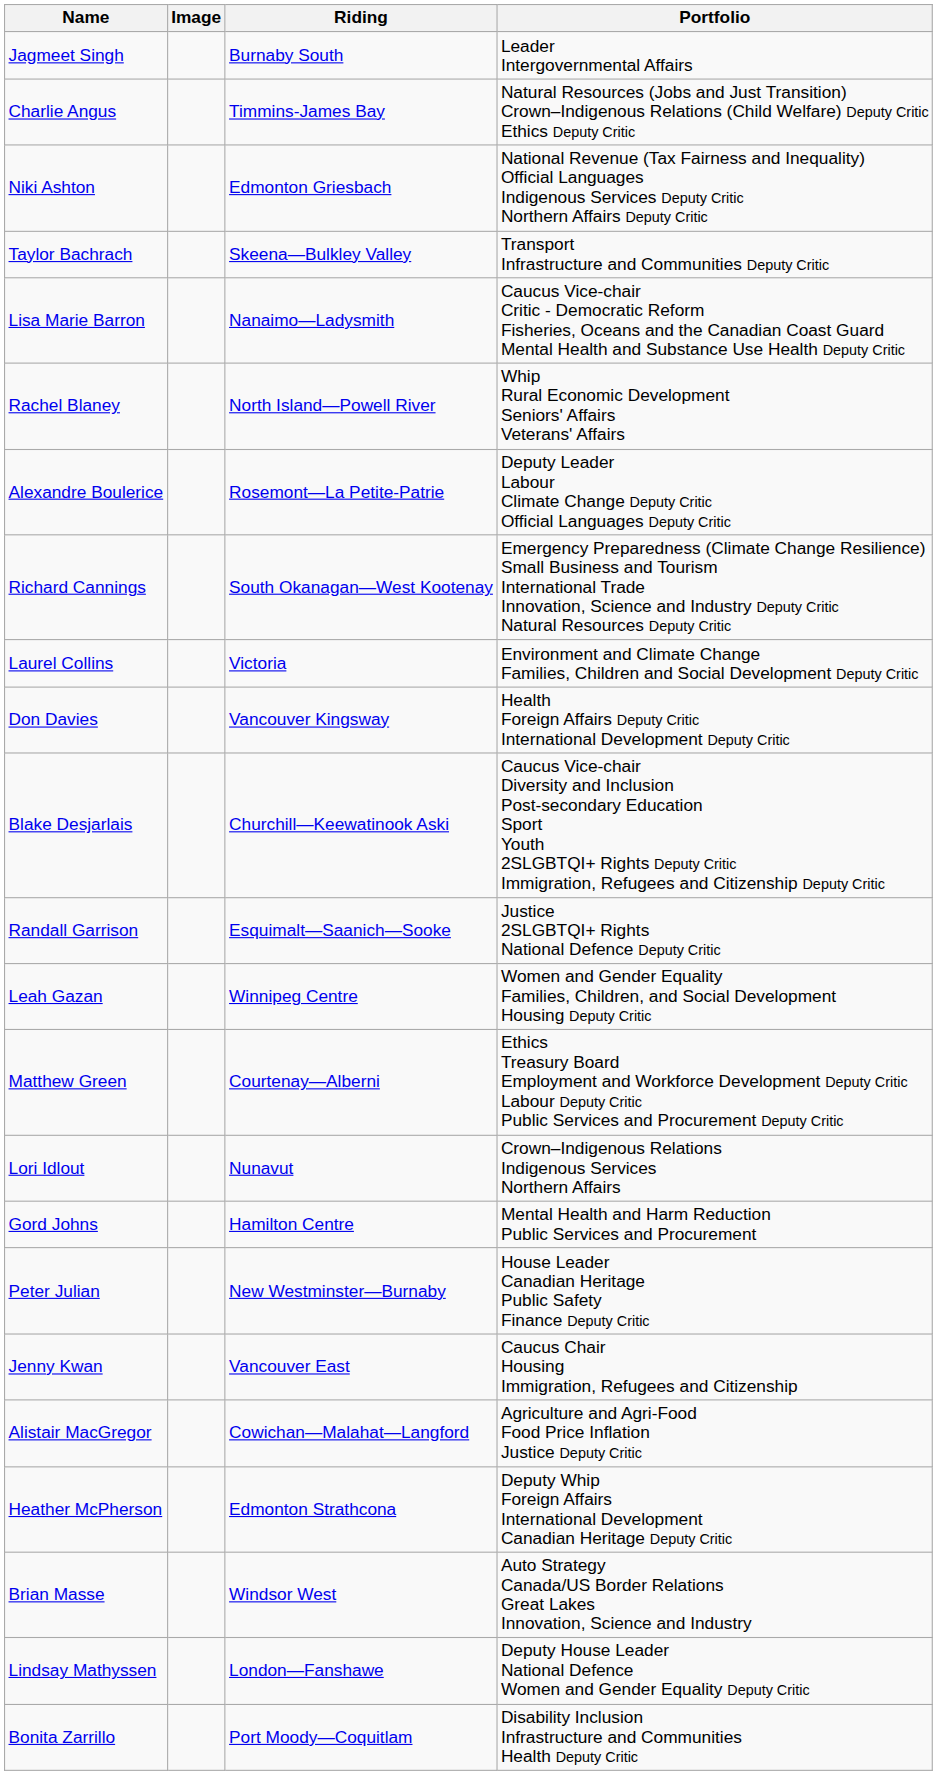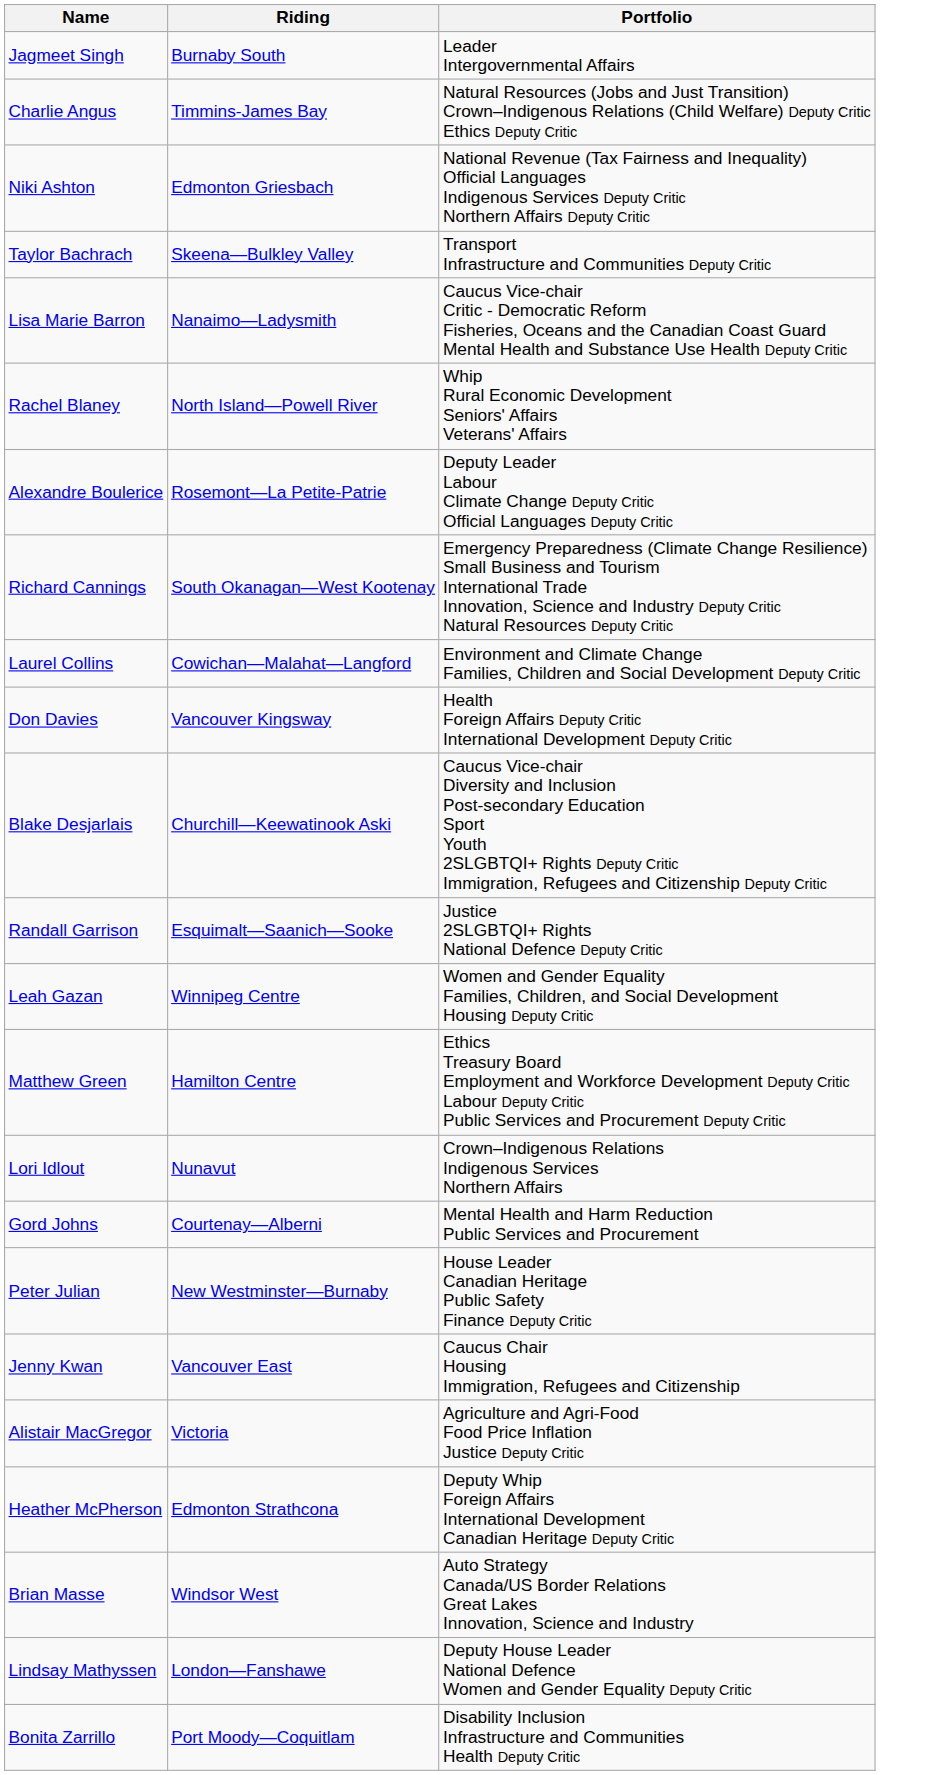- column: (196, 18)
(258, 663) Victoria -> (291, 663) Cowichan—Malahat—Langford
(304, 1082) Courtenay—Alberni -> (234, 1082) Hamilton Centre
(291, 1224) Hamilton Centre -> (247, 1224) Courtenay—Alberni
(349, 1433) Cowichan—Malahat—Langford -> (200, 1433) Victoria
